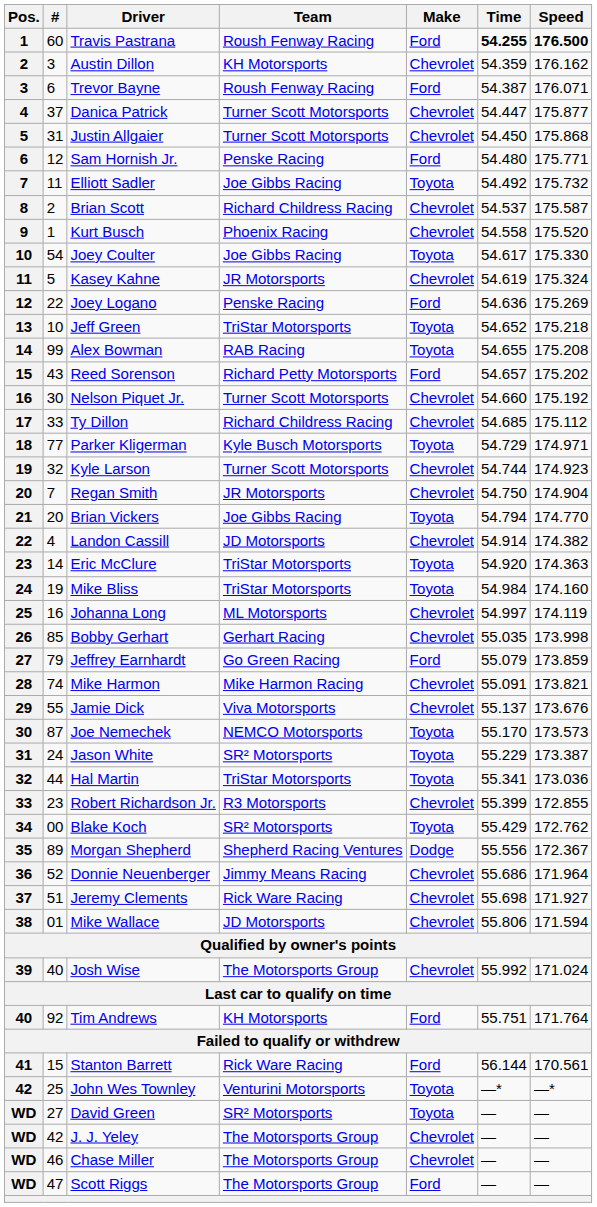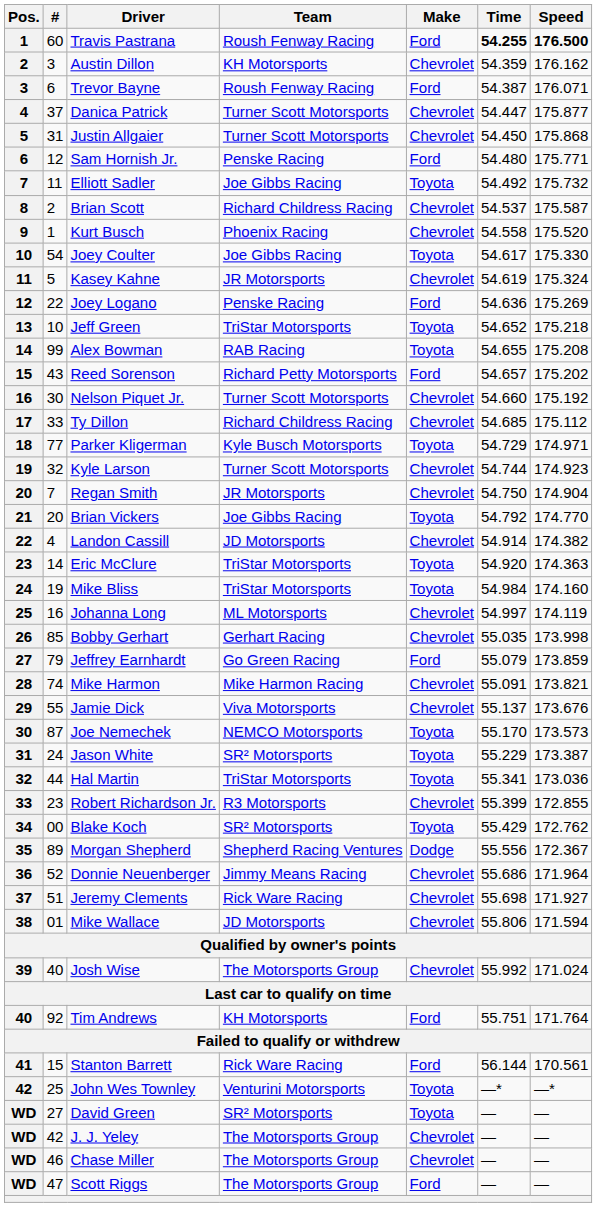(504, 517) 54.794 -> (504, 517) 54.792
